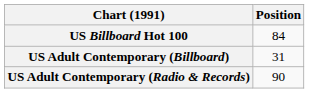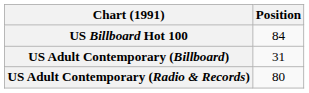(278, 77) 90 -> (278, 77) 80
